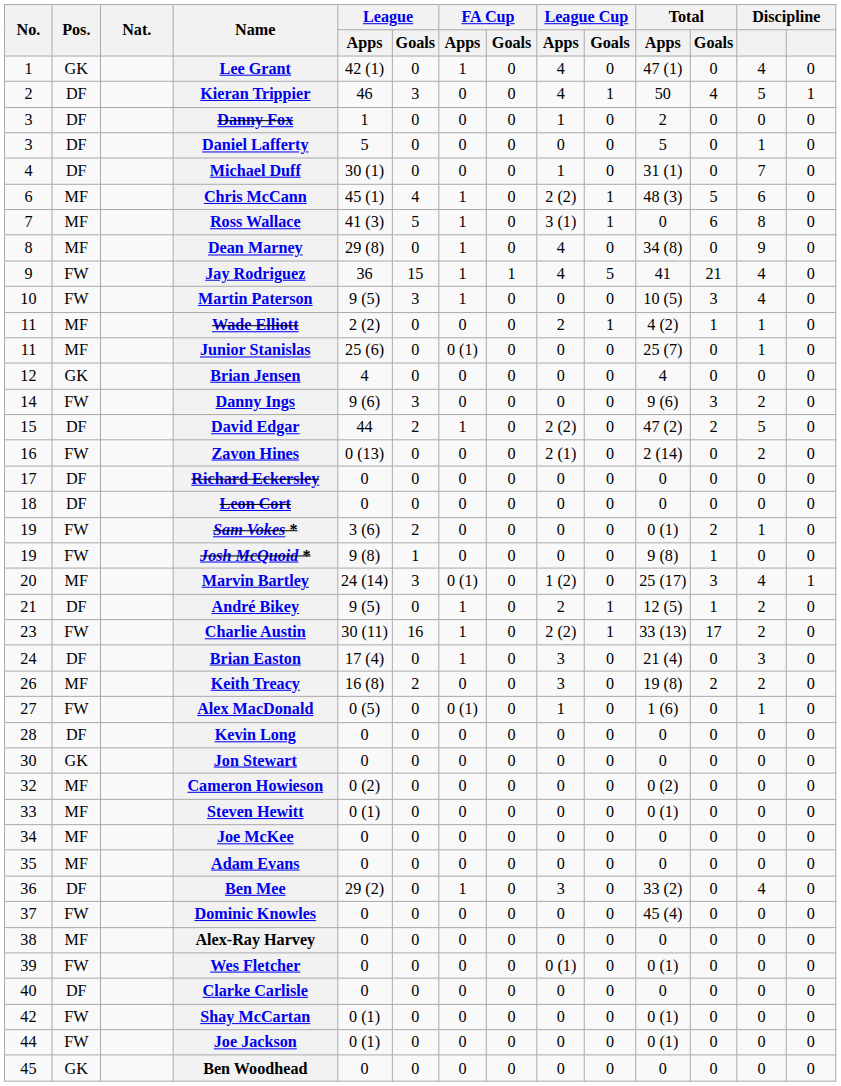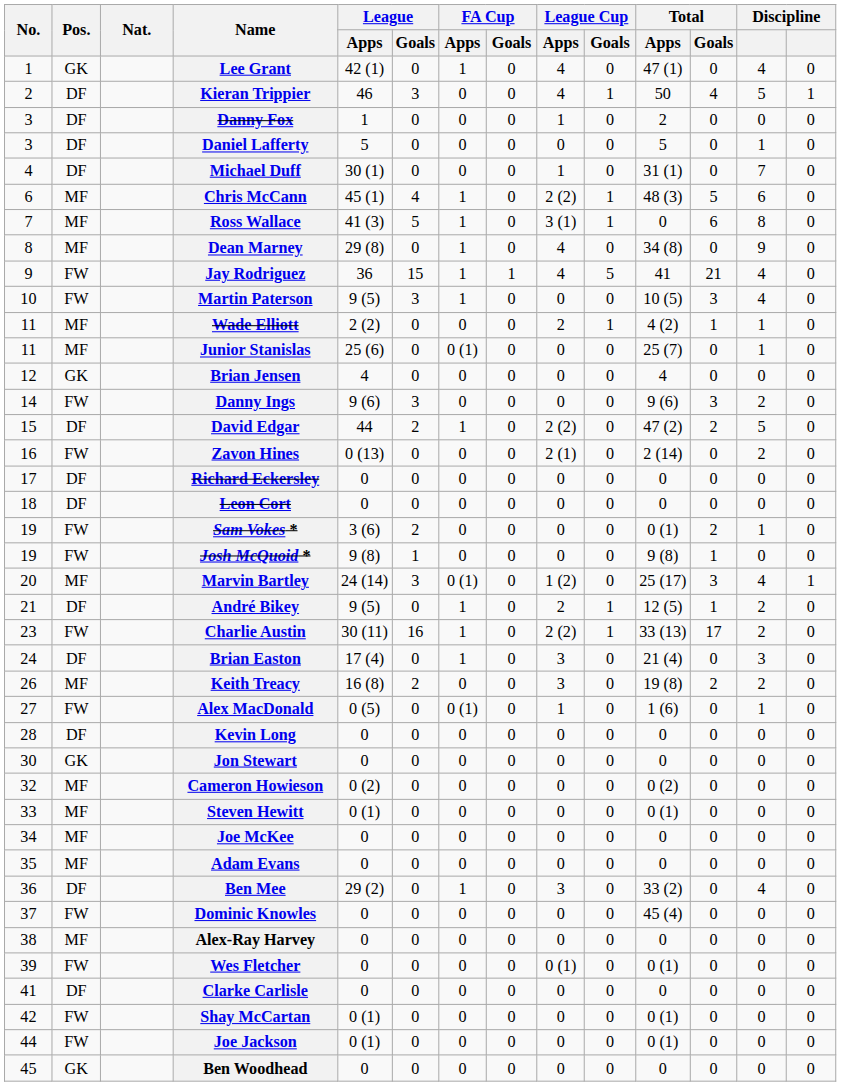(28, 991) 40 -> (28, 991) 41
